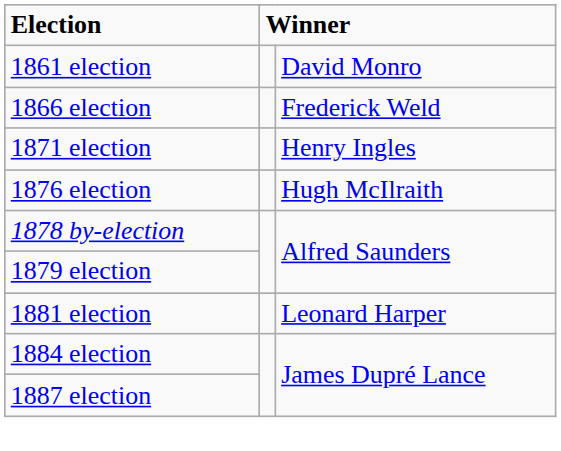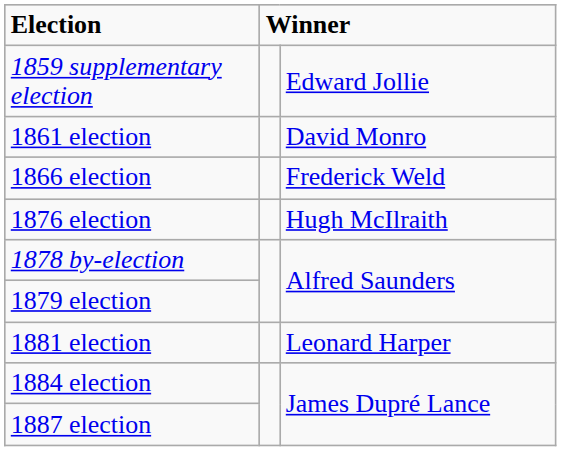+ row: (116, 80)
- row: (81, 148)
